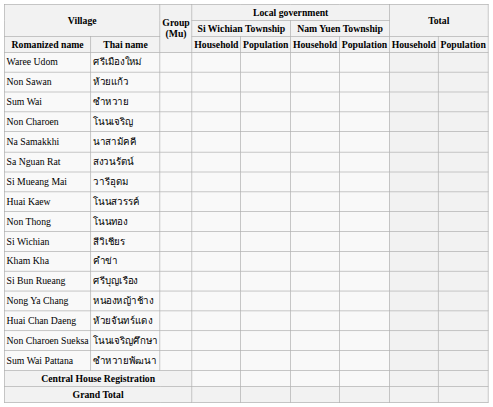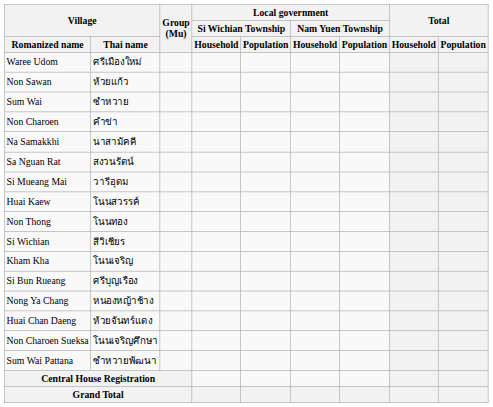(113, 122) โนนเจริญ -> (105, 122) คำข่า
(105, 261) คำข่า -> (113, 261) โนนเจริญ
